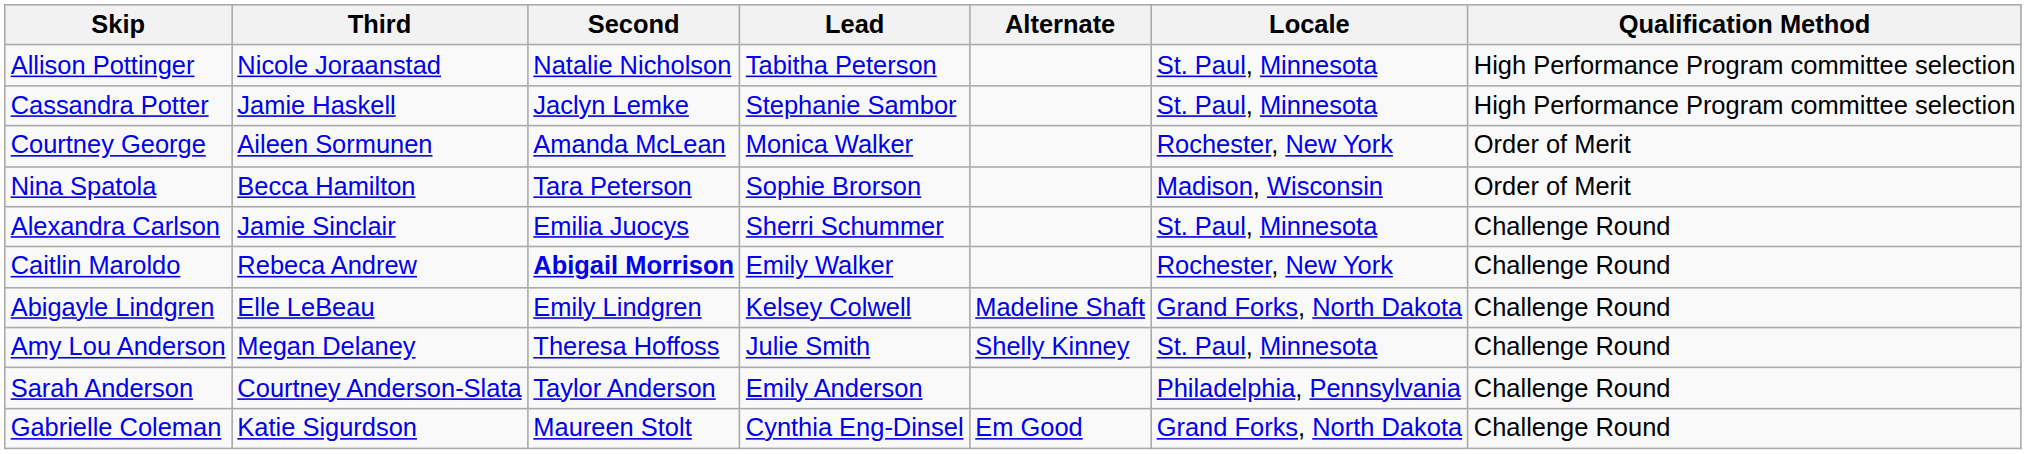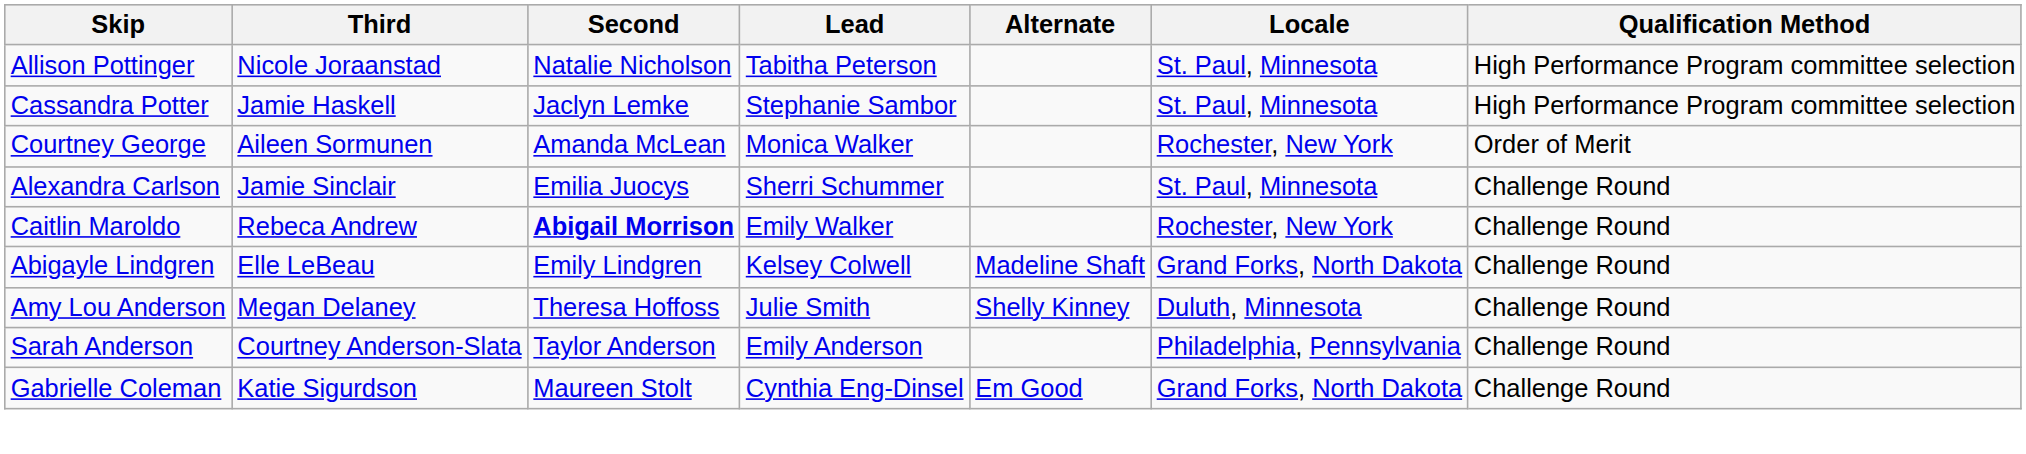- row: (83, 186)
(1267, 347) St. Paul, Minnesota -> (1259, 307) Duluth, Minnesota
